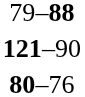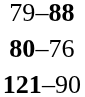rows swapped: (42, 84) <-> (42, 48)
